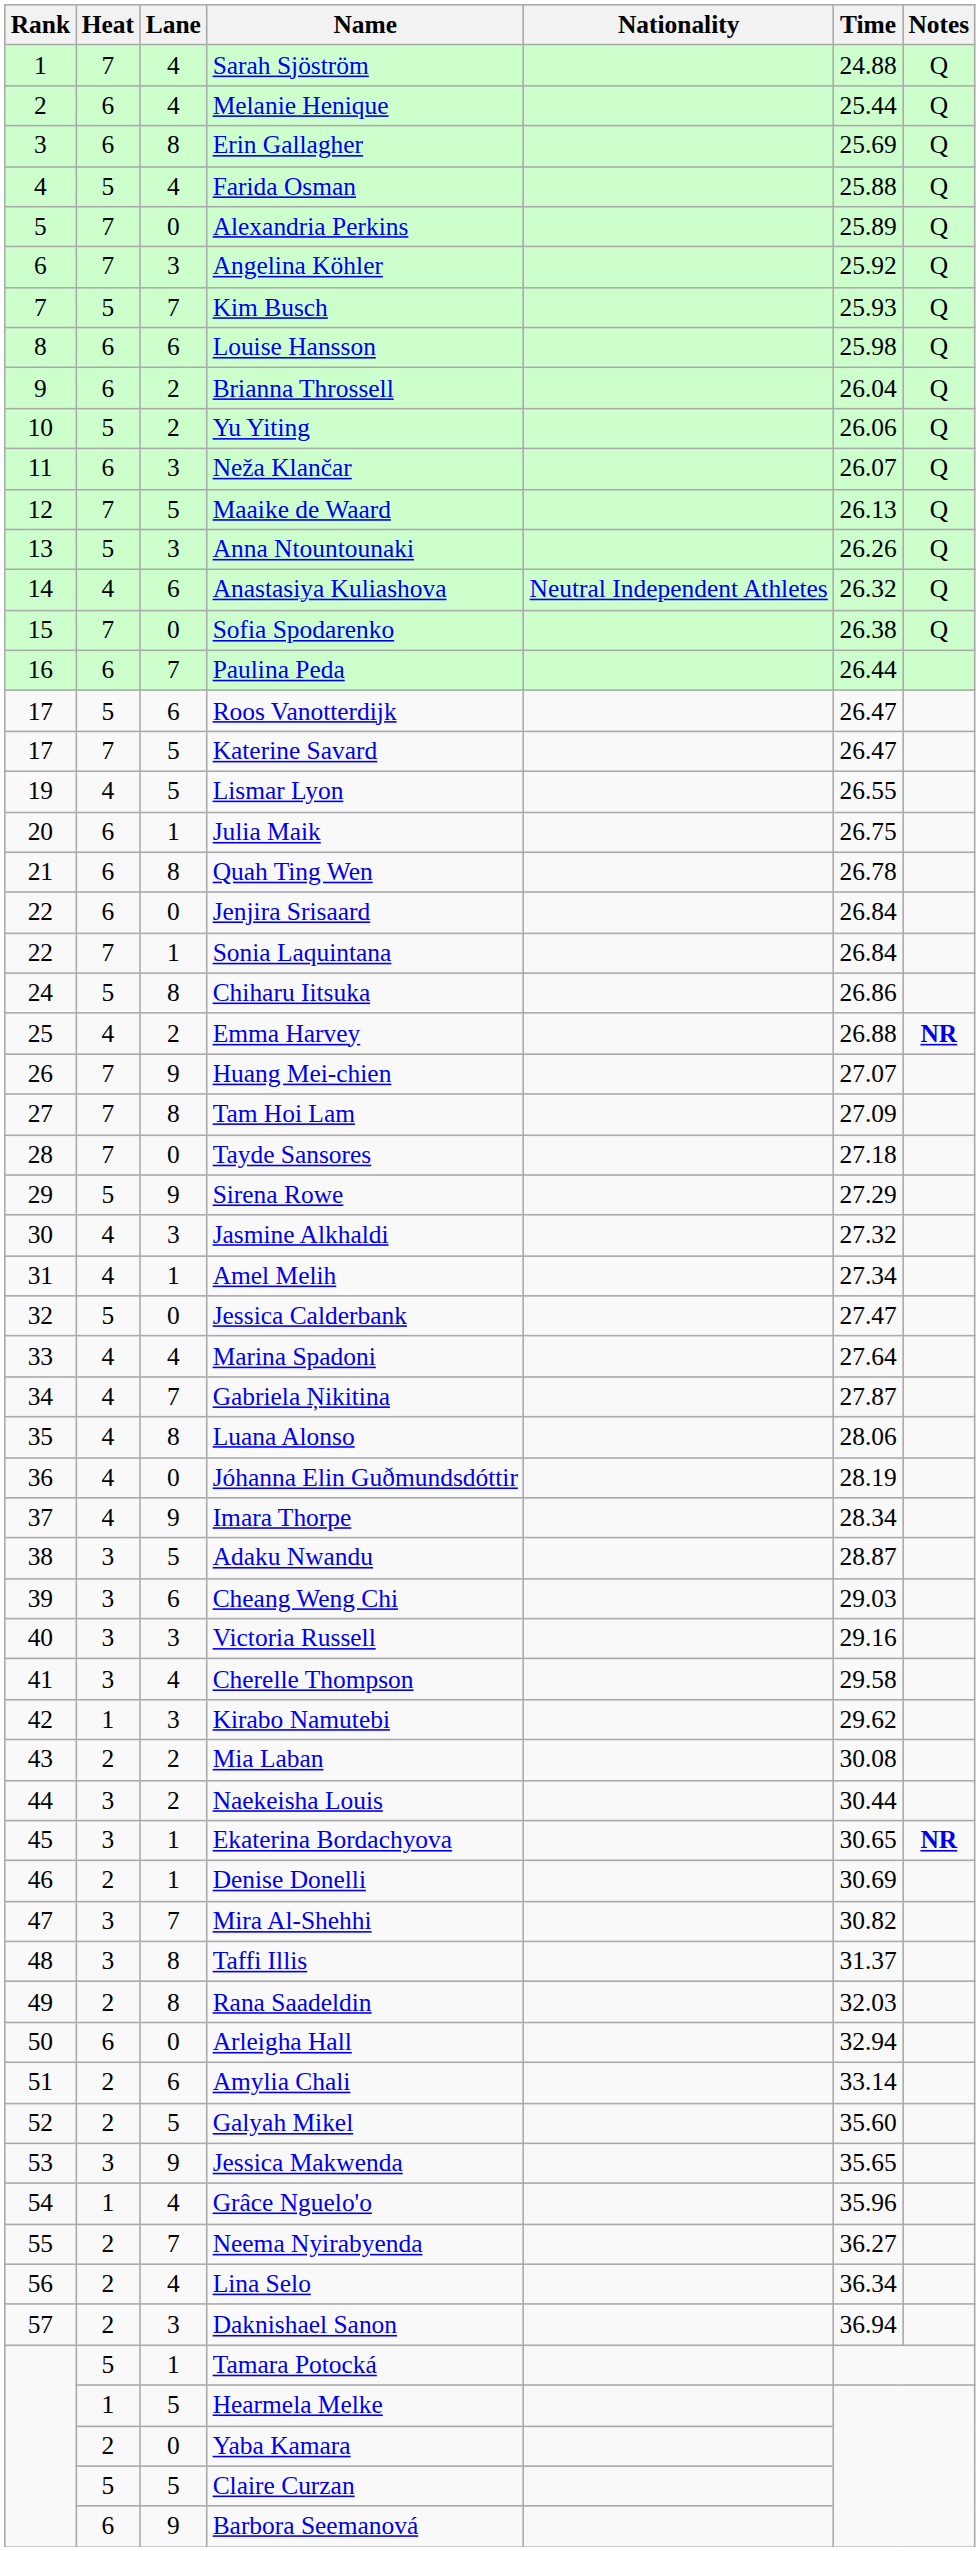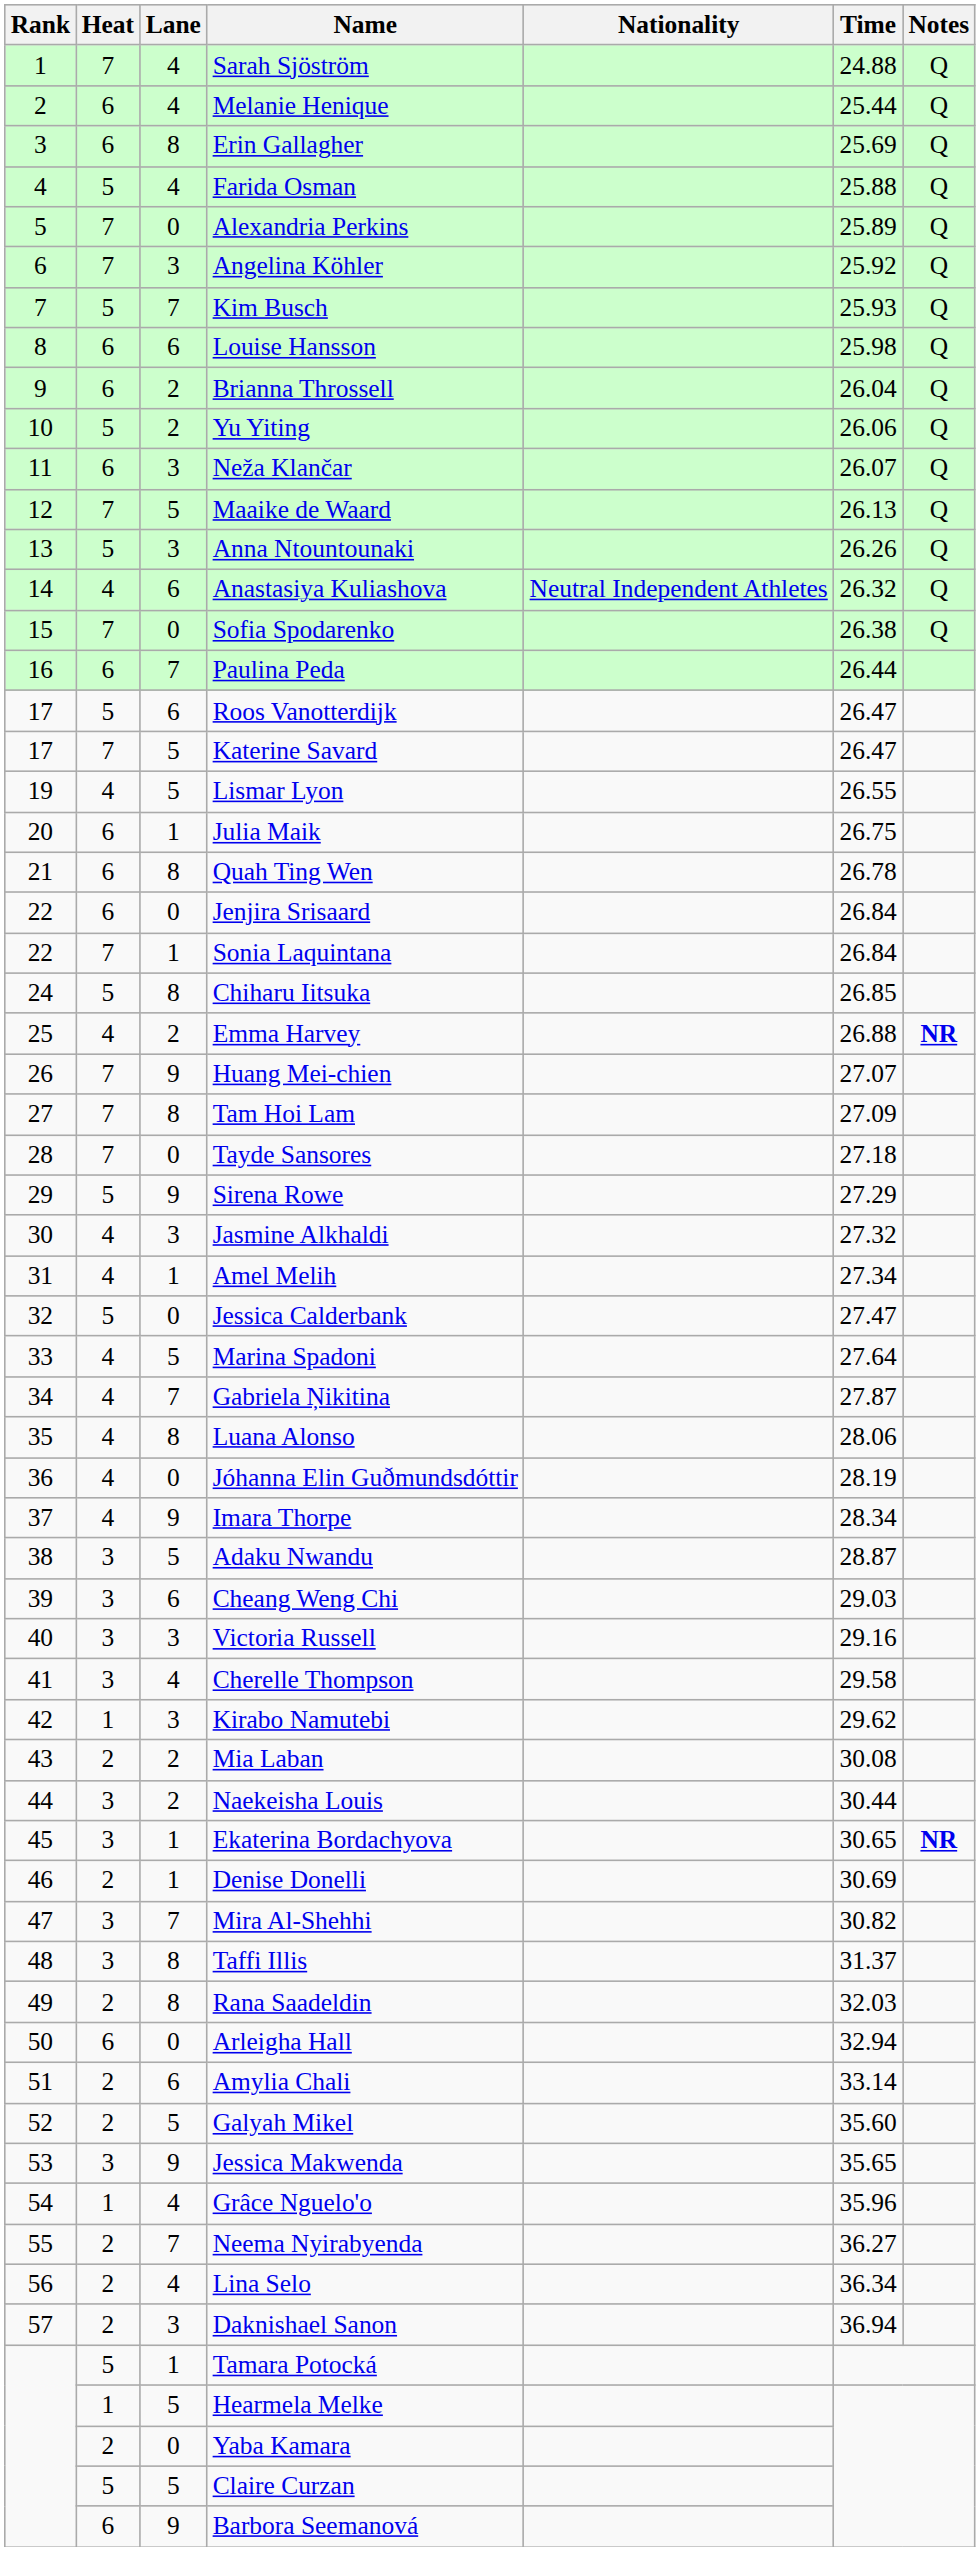(868, 992) 26.86 -> (868, 992) 26.85
(173, 1356) 4 -> (173, 1356) 5
